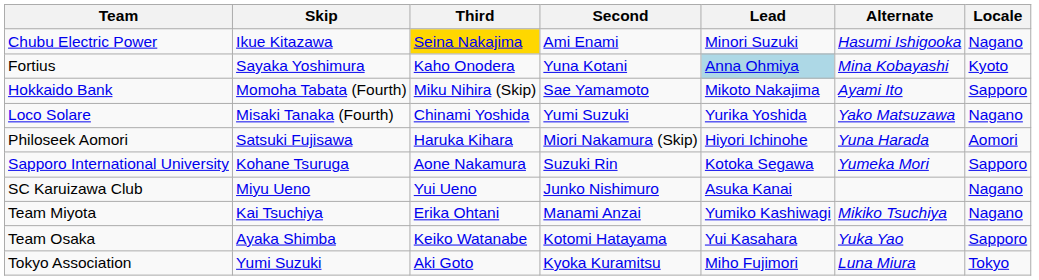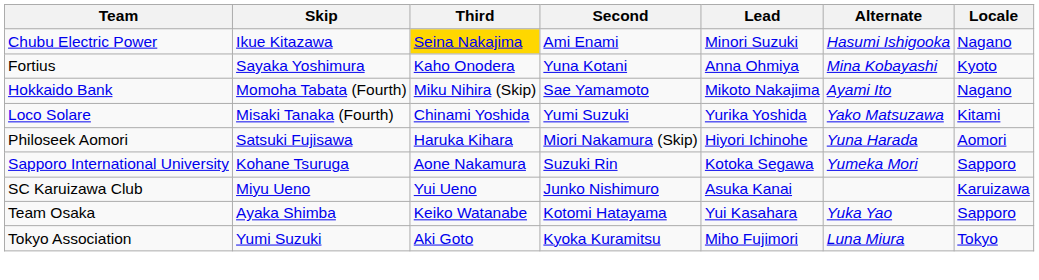(752, 66) lightblue background -> (752, 66) no background
(998, 90) Sapporo -> (984, 90) Nagano
(996, 115) Nagano -> (979, 115) Kitami
(996, 189) Nagano -> (994, 189) Karuizawa
- row: (52, 213)
